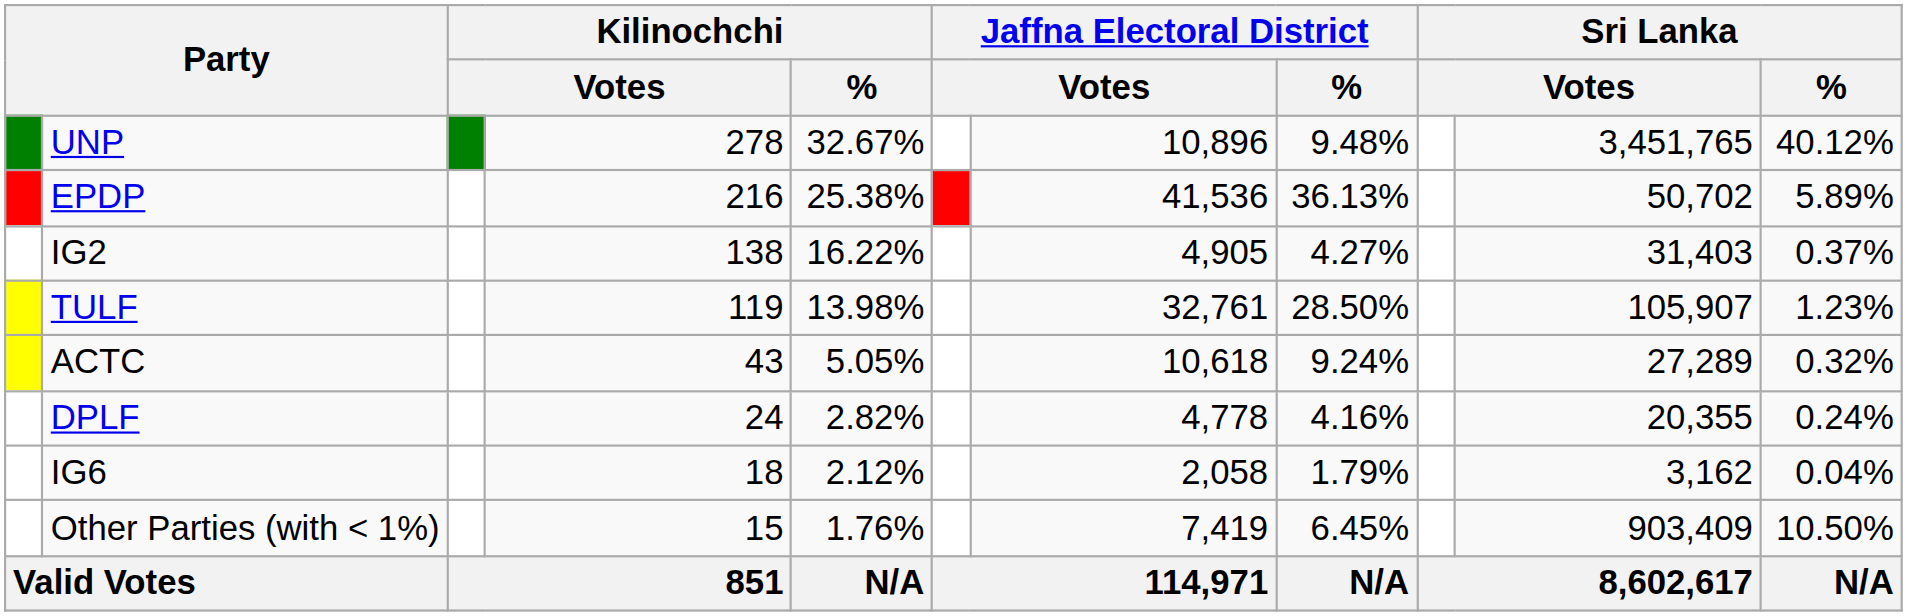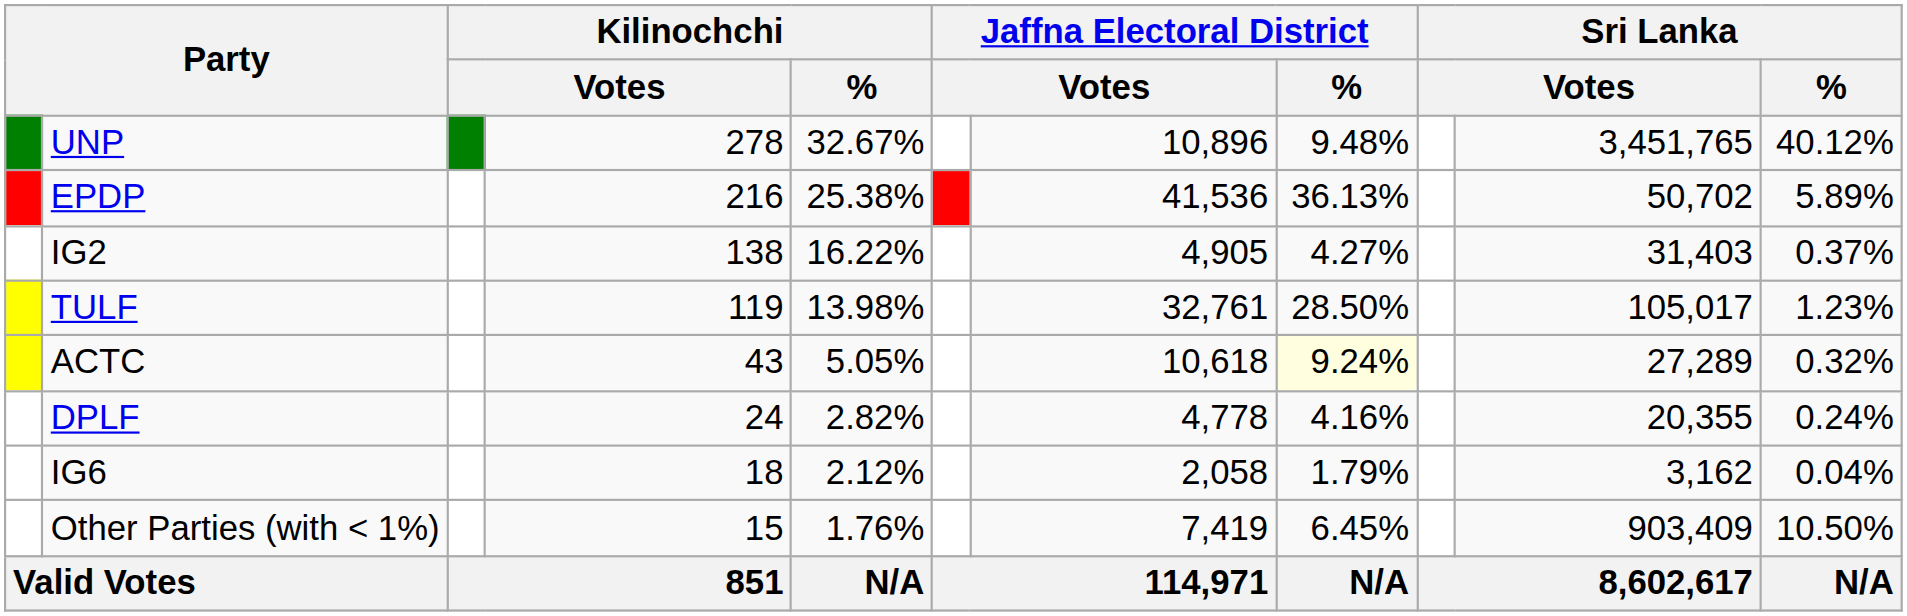(1690, 307) 105,907 -> (1690, 307) 105,017
(1360, 362) no background -> (1360, 362) lightyellow background
